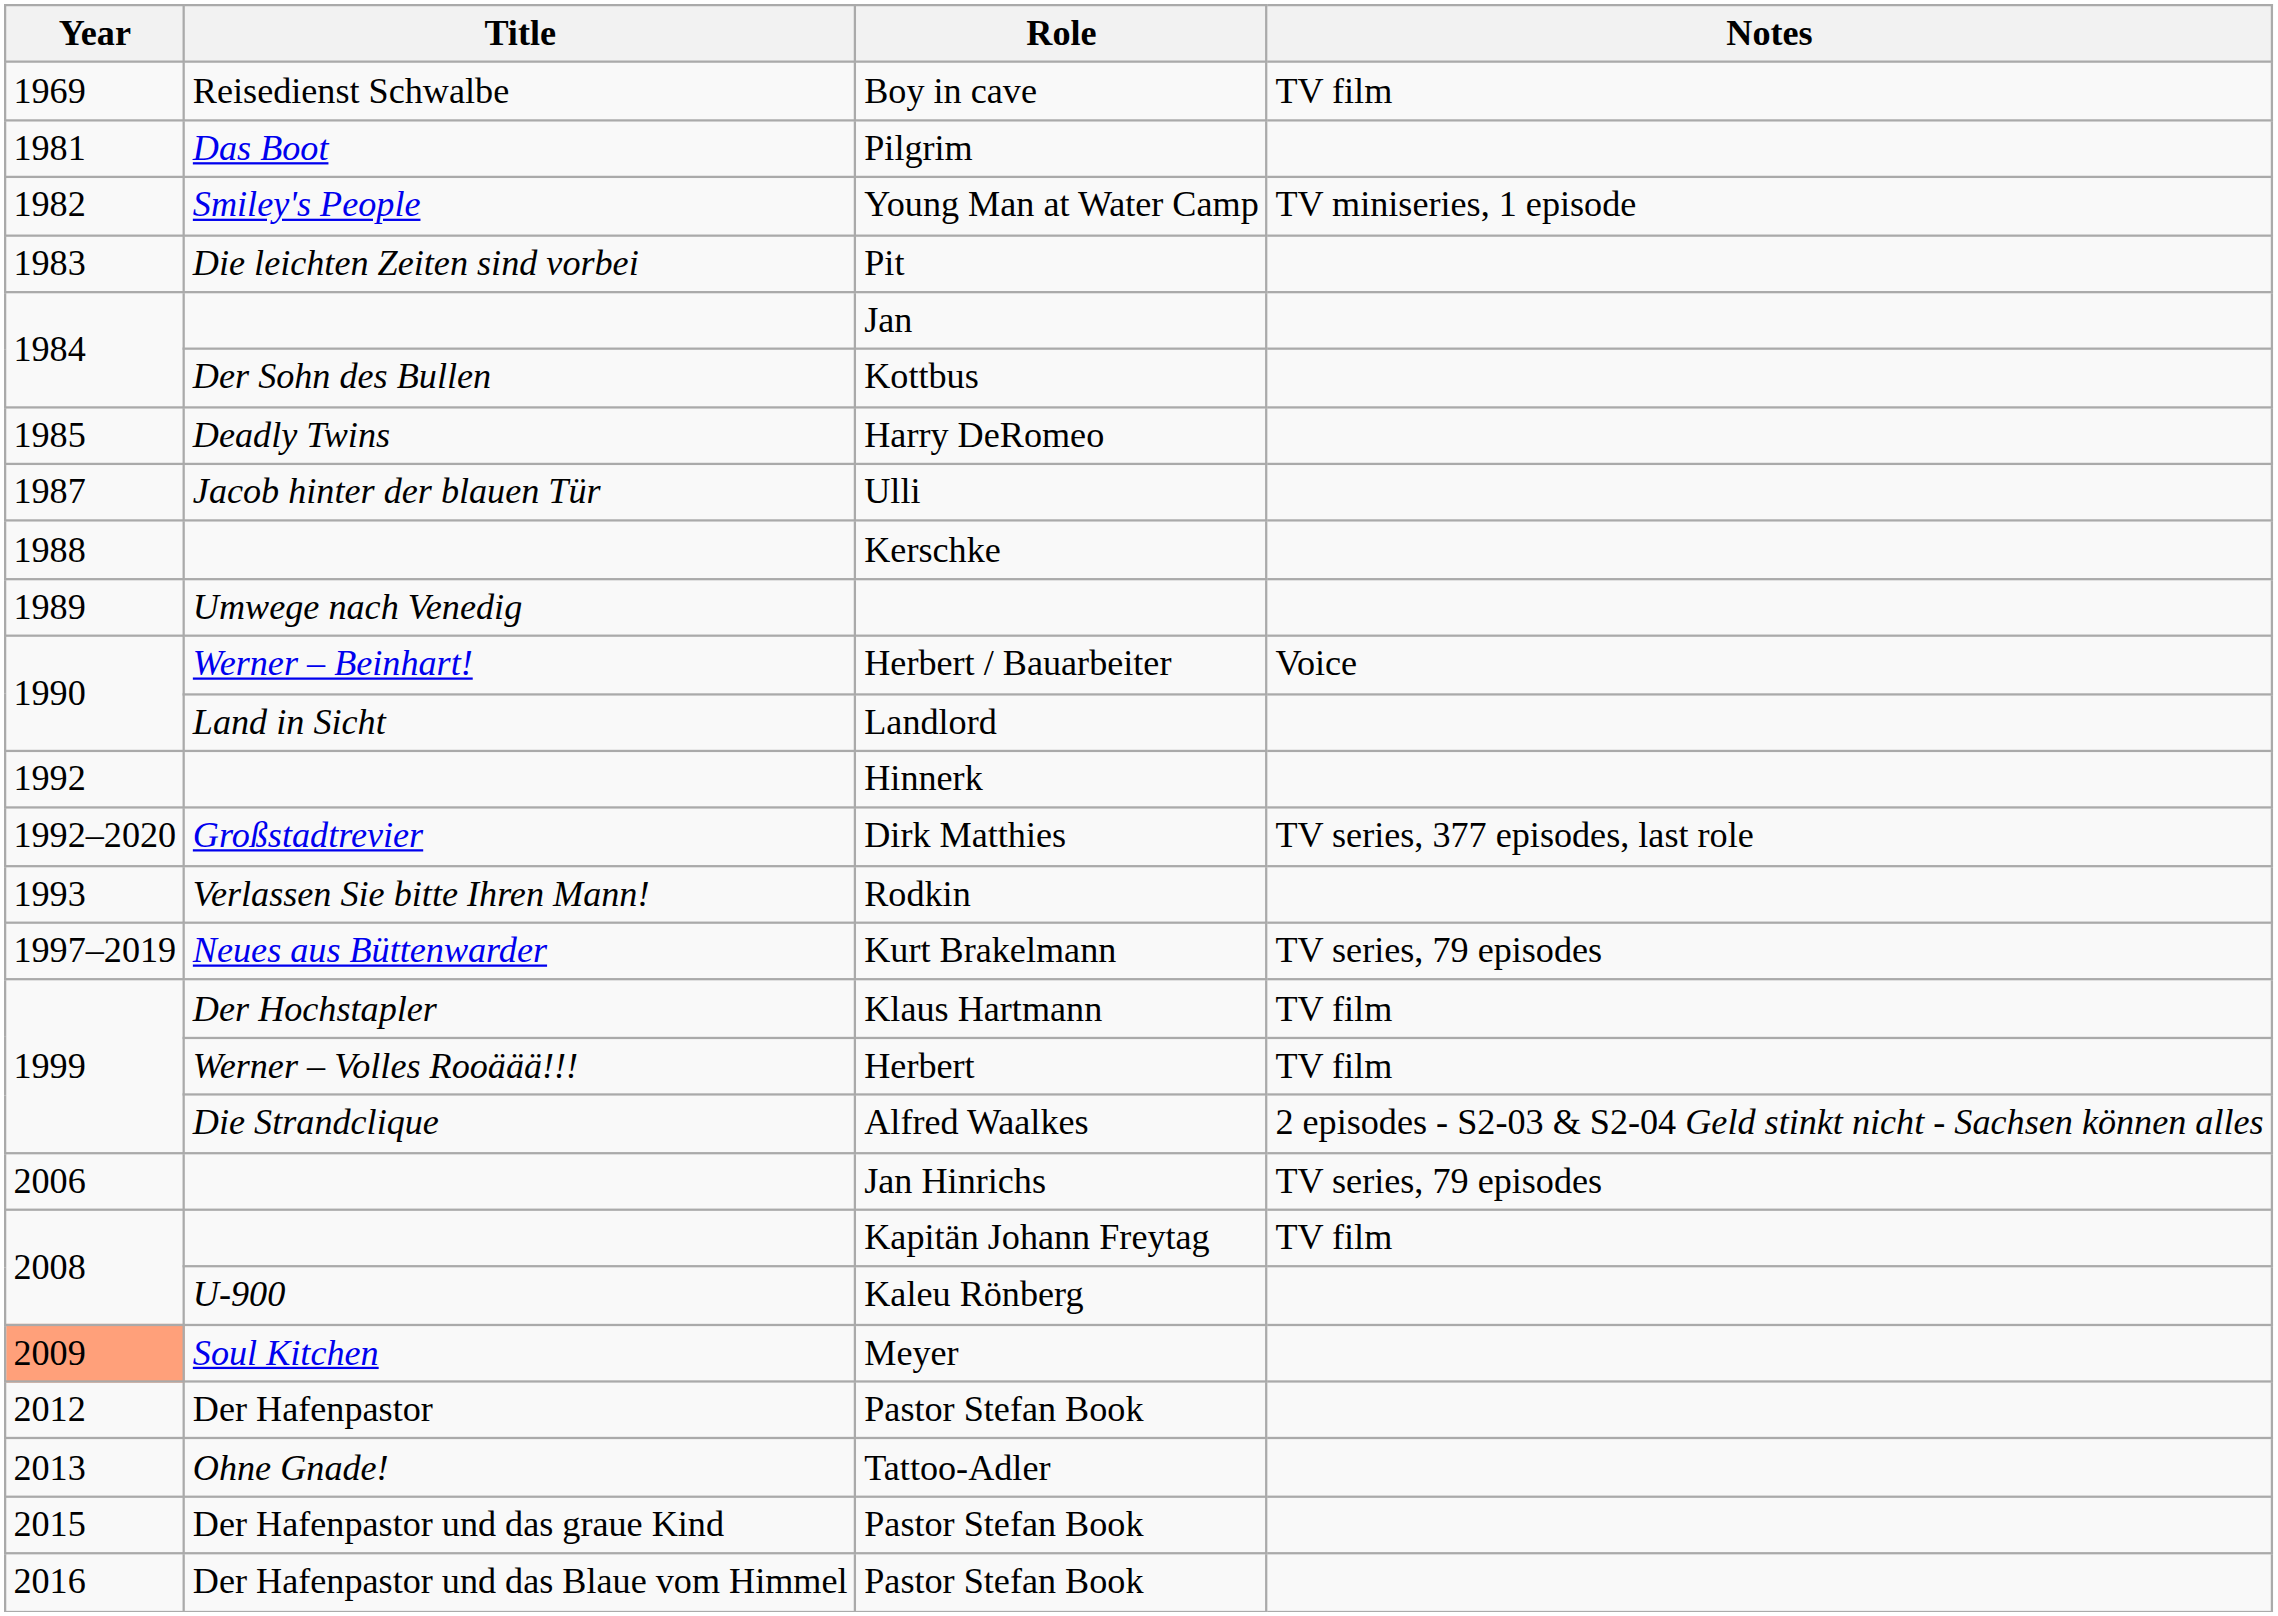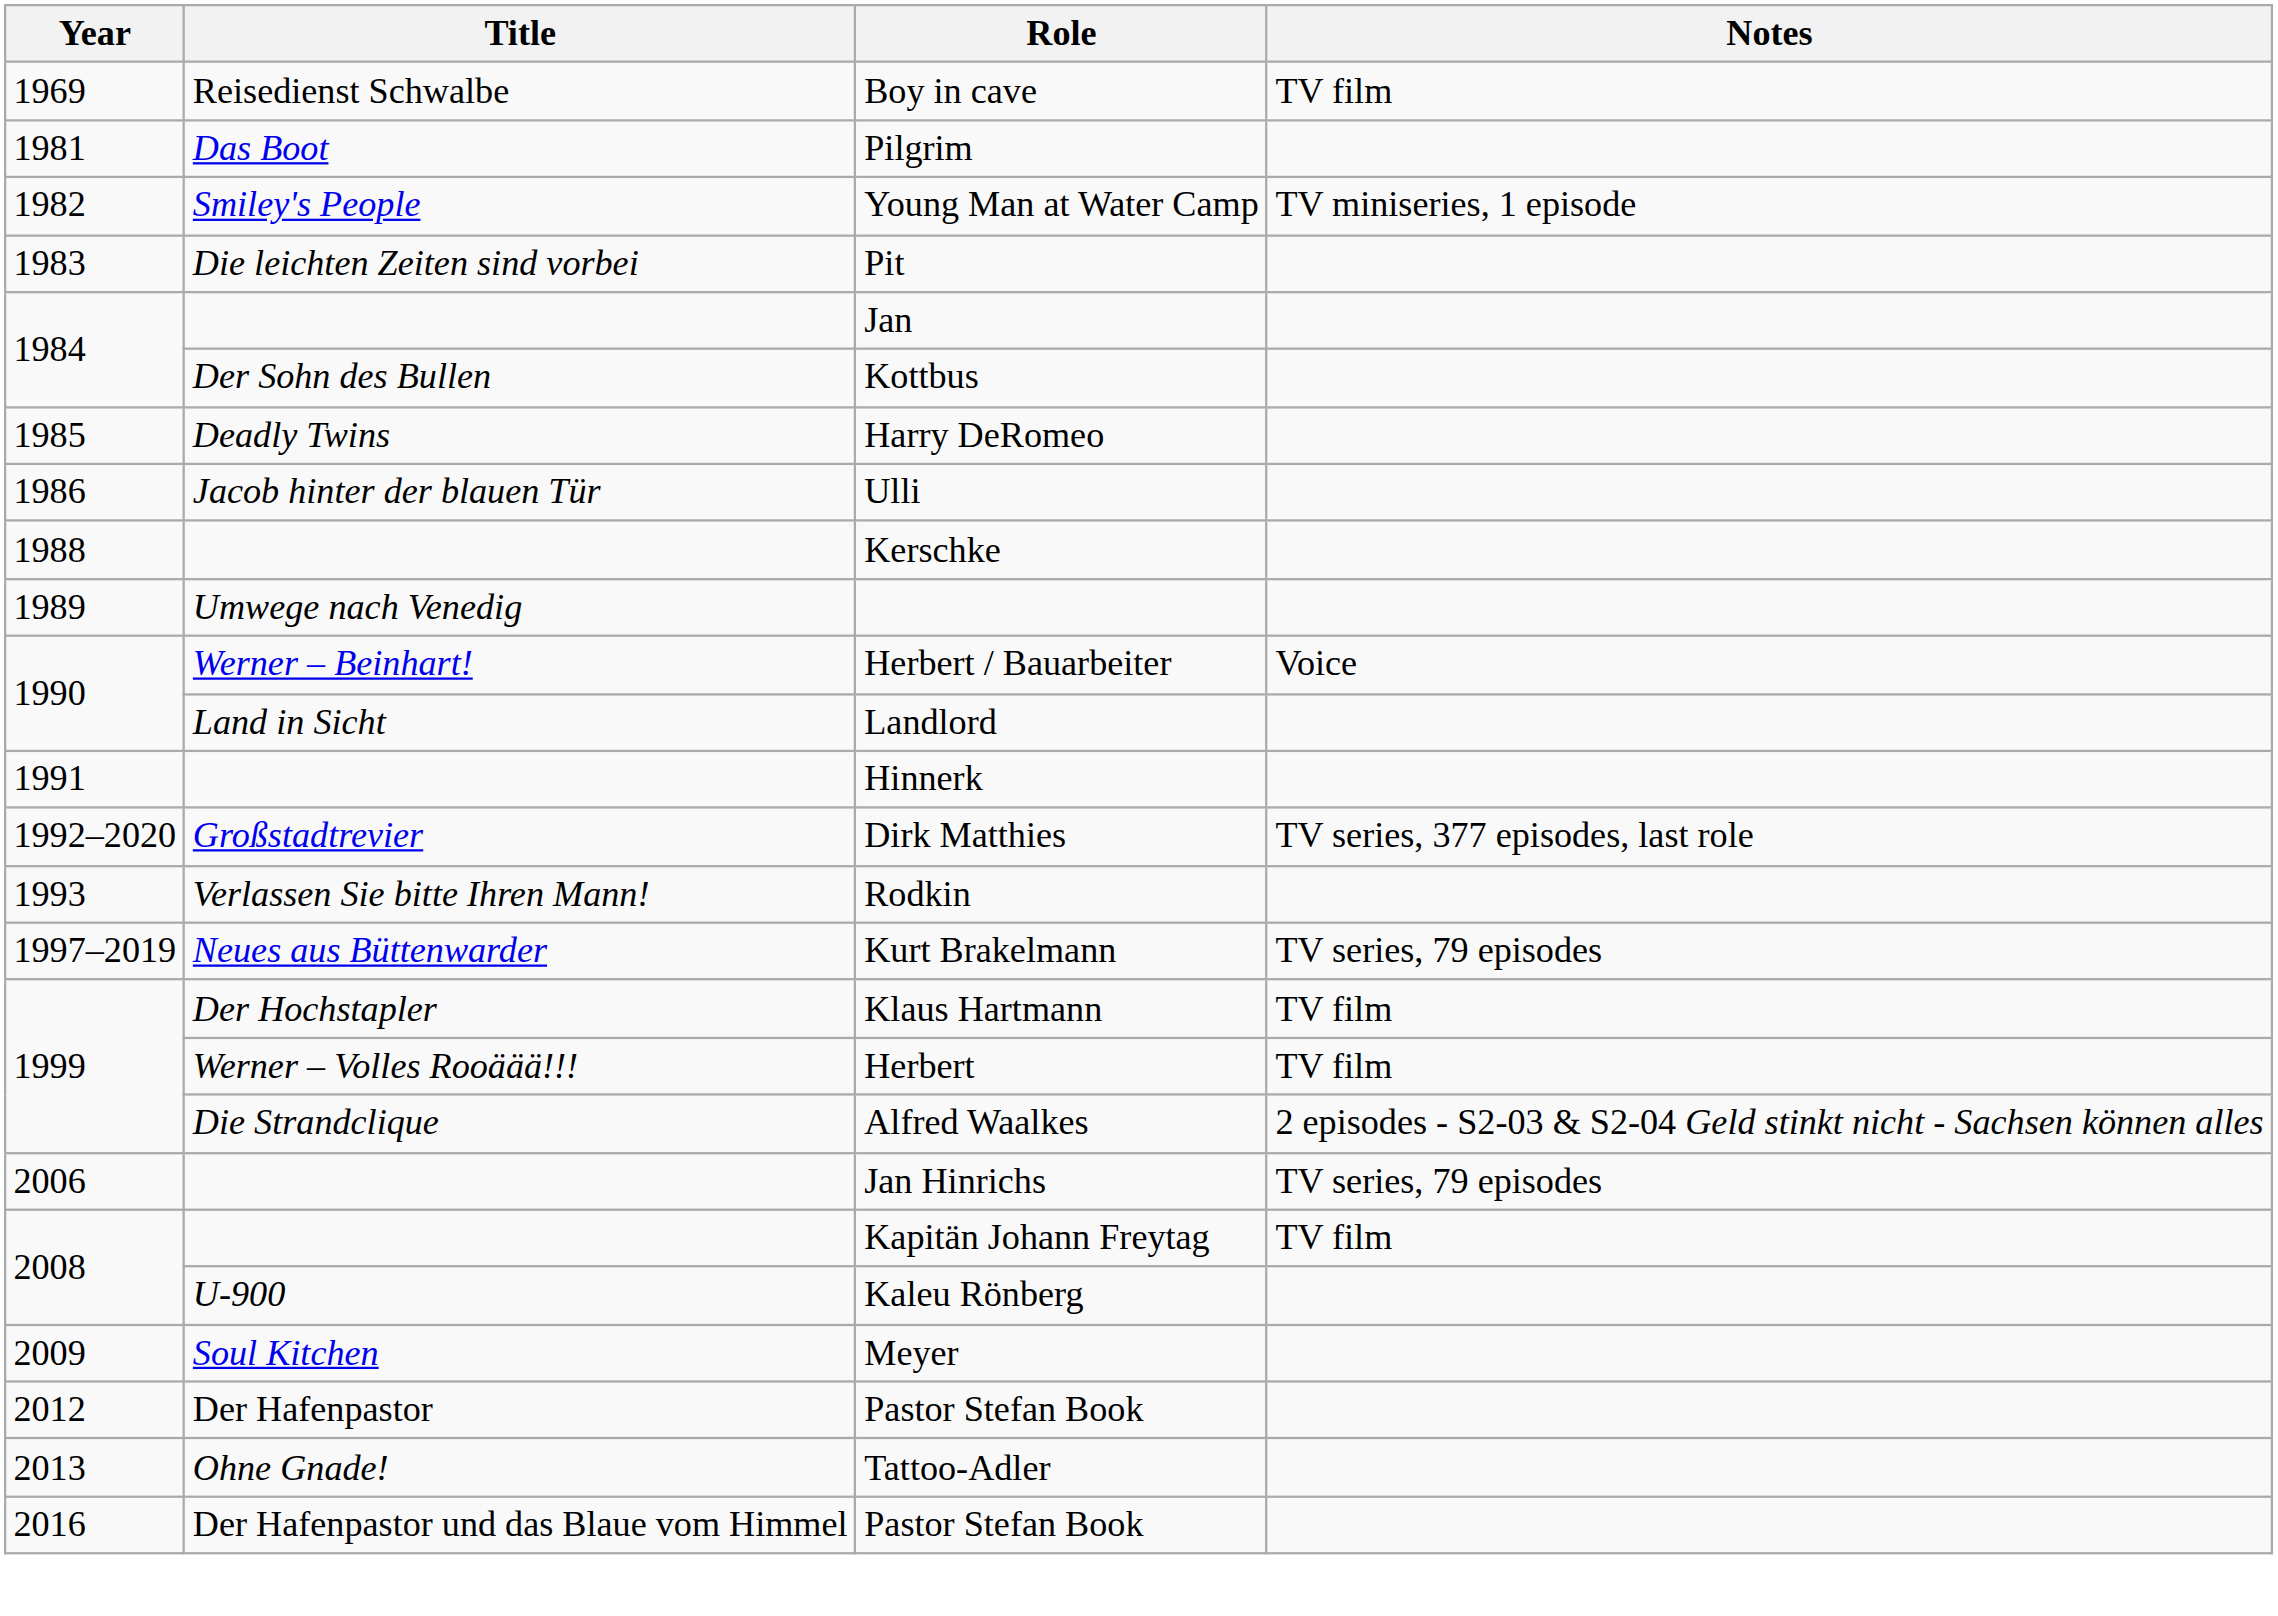(50, 491) 1987 -> (50, 491) 1986
(50, 778) 1992 -> (50, 778) 1991
(50, 1352) lightsalmon background -> (50, 1352) no background
- row: (458, 1524)
